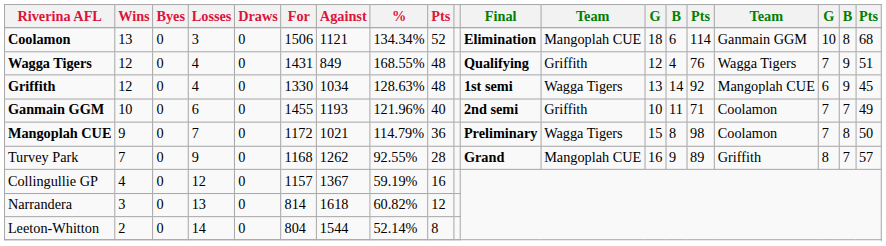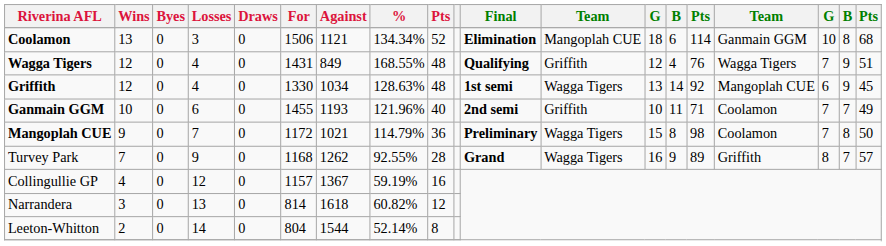(593, 157) Mangoplah CUE -> (583, 157) Wagga Tigers
